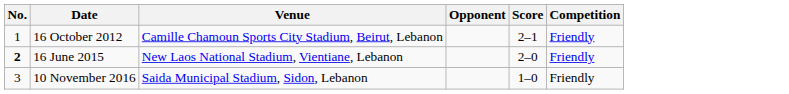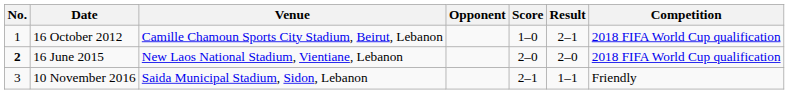+ column: (568, 15)
(528, 36) 2–1 -> (528, 36) 1–0
(572, 36) Friendly -> (686, 36) 2018 FIFA World Cup qualification
(572, 57) Friendly -> (686, 57) 2018 FIFA World Cup qualification
(528, 78) 1–0 -> (528, 78) 2–1
